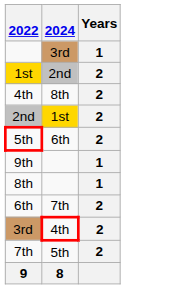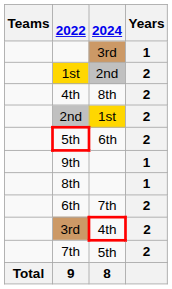+ column: (29, 23)
